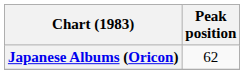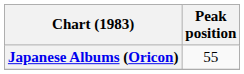(211, 57) 62 -> (211, 57) 55
